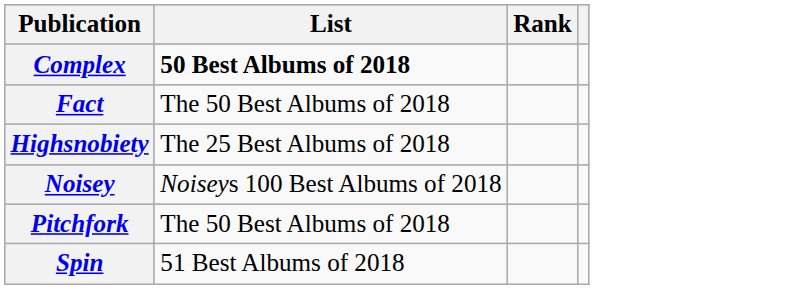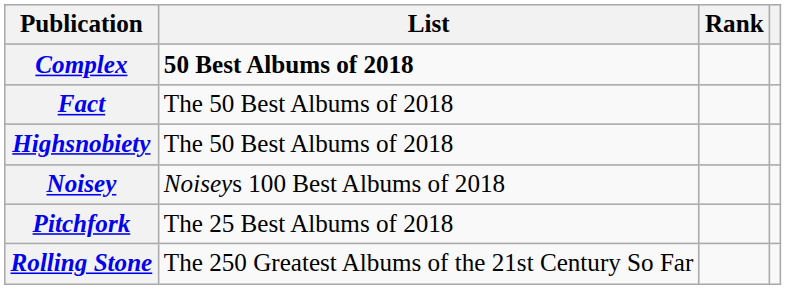(305, 143) The 25 Best Albums of 2018 -> (309, 143) The 50 Best Albums of 2018
(305, 223) The 50 Best Albums of 2018 -> (309, 223) The 25 Best Albums of 2018
+ row: (81, 263)
- row: (80, 263)
